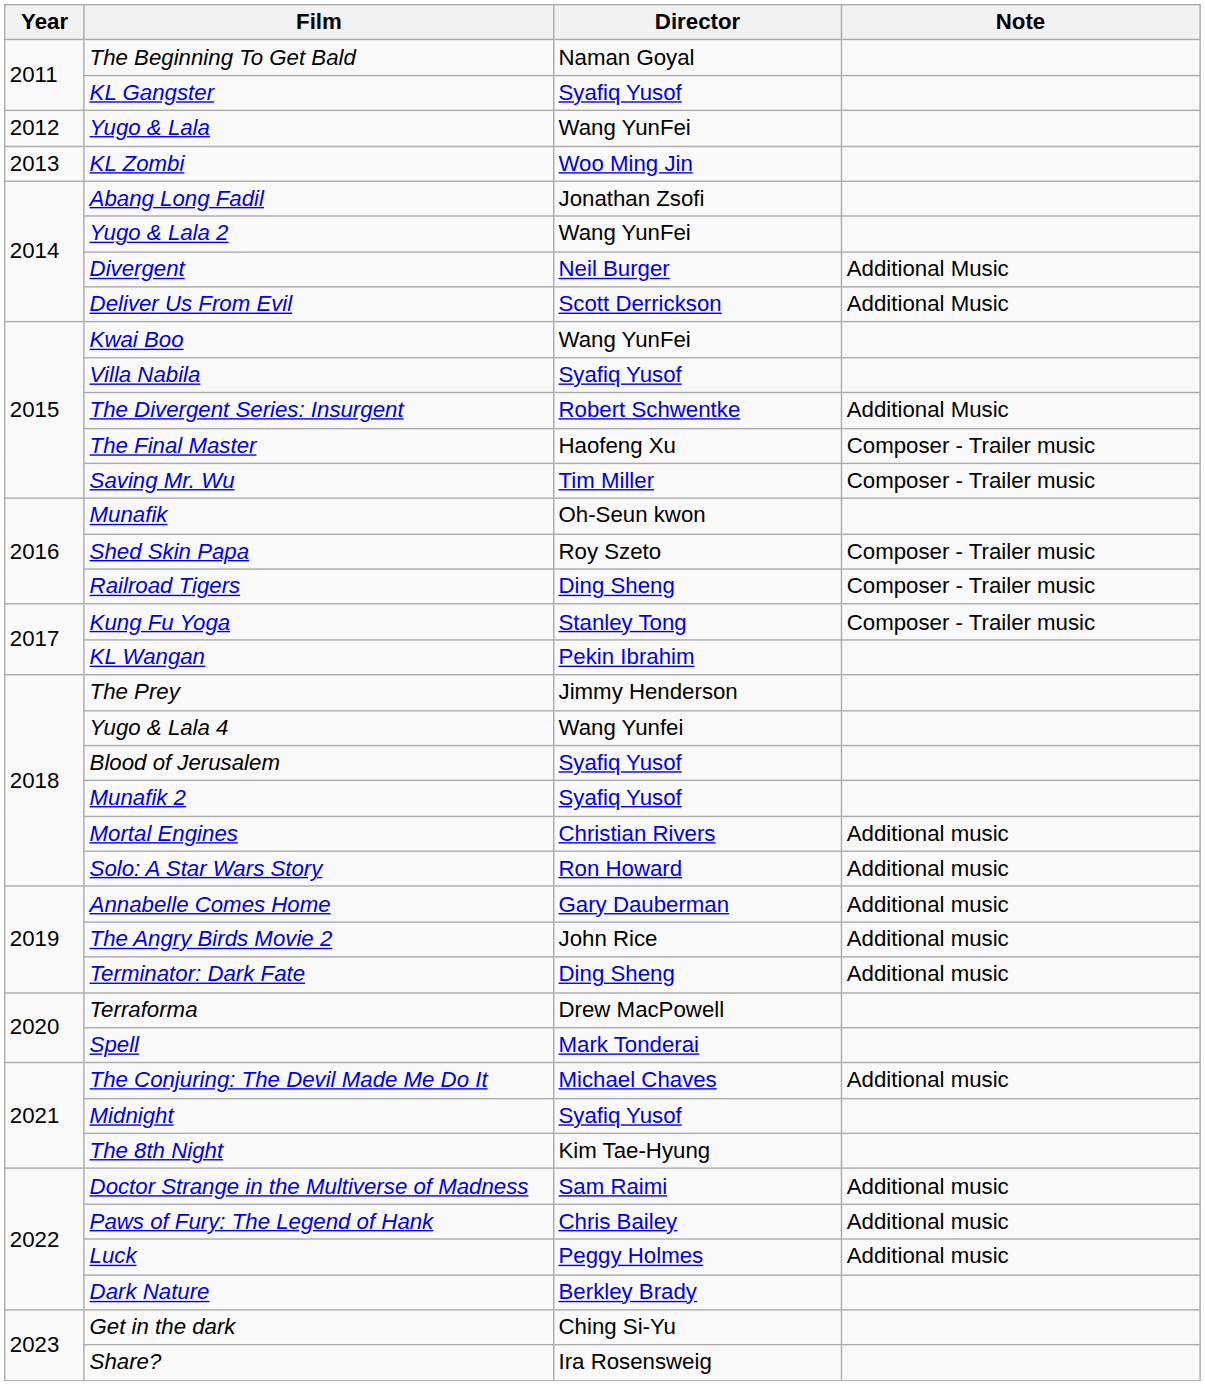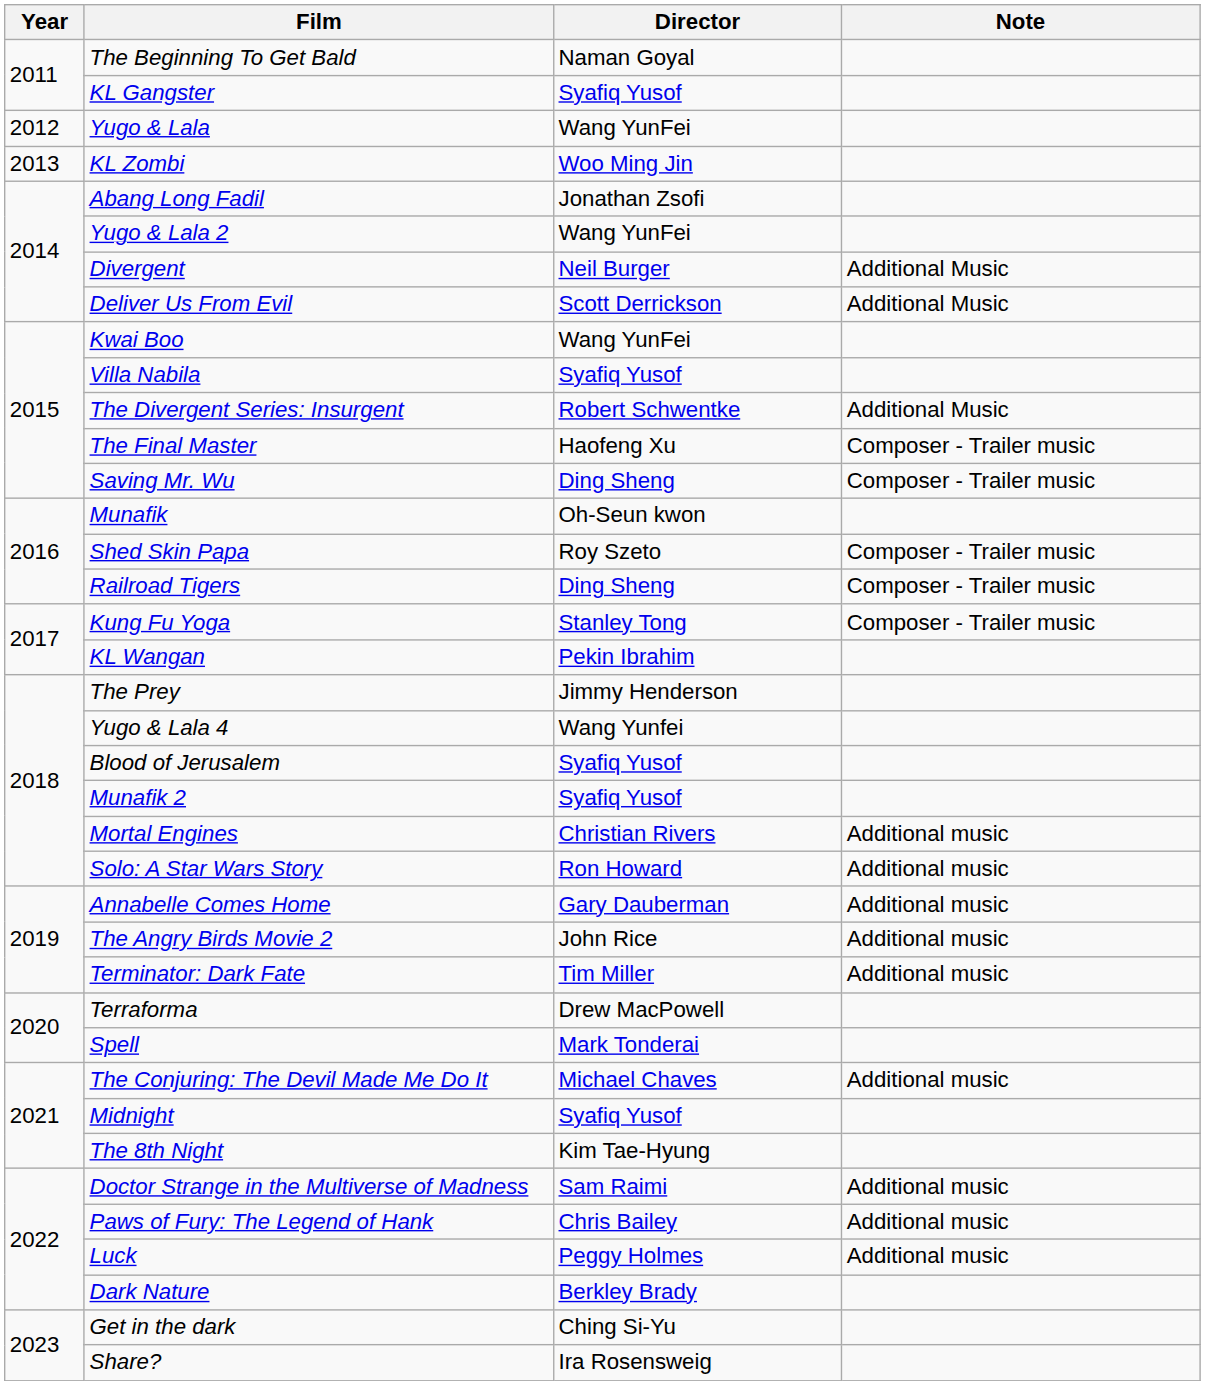(606, 480) Tim Miller -> (617, 480) Ding Sheng
(617, 974) Ding Sheng -> (606, 974) Tim Miller
